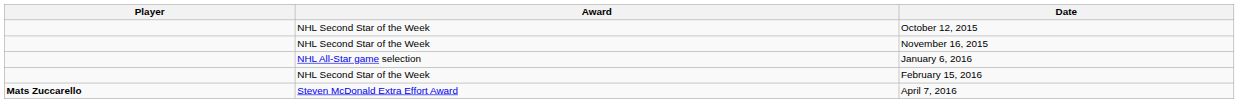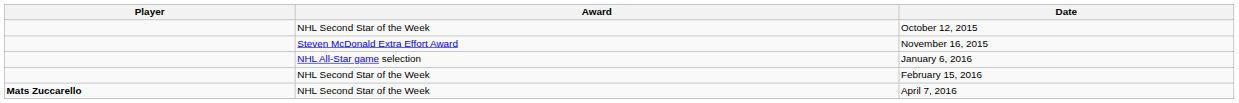(363, 43) NHL Second Star of the Week -> (378, 43) Steven McDonald Extra Effort Award
(378, 91) Steven McDonald Extra Effort Award -> (363, 91) NHL Second Star of the Week
